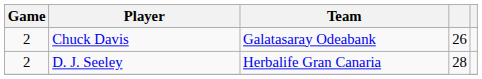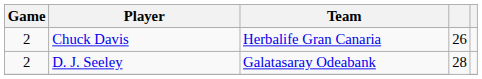(309, 39) Galatasaray Odeabank -> (312, 39) Herbalife Gran Canaria
(312, 62) Herbalife Gran Canaria -> (309, 62) Galatasaray Odeabank
